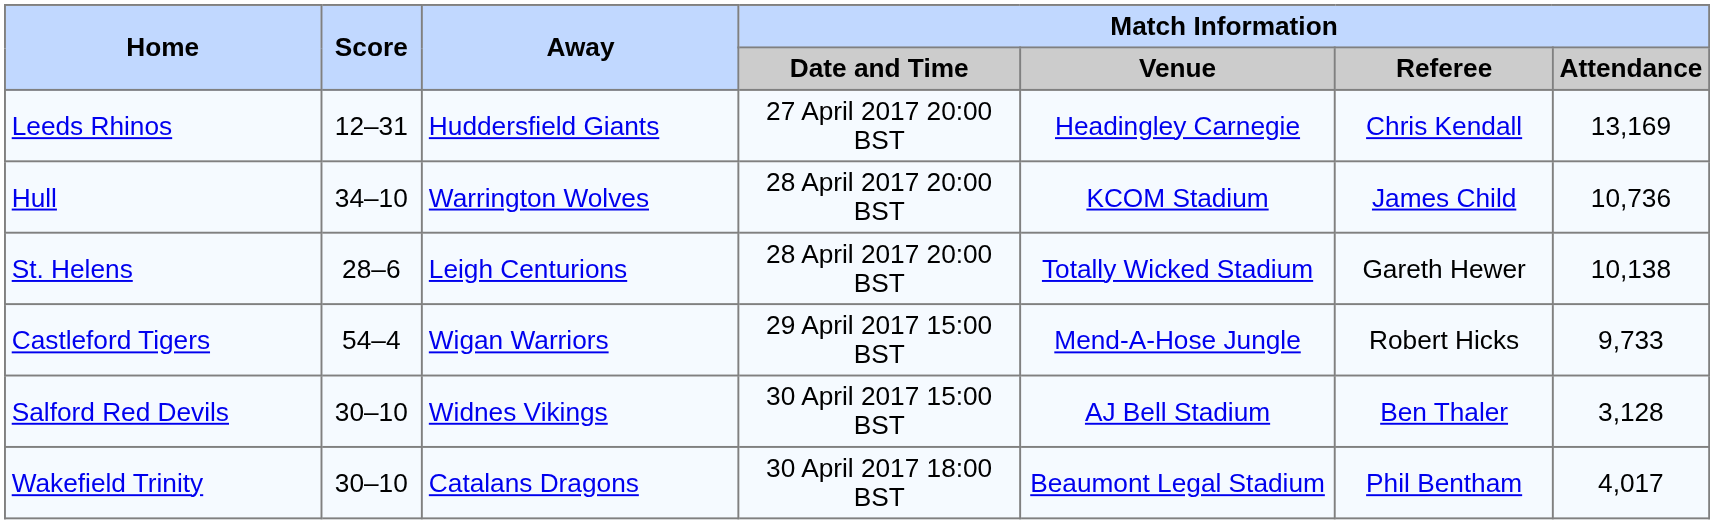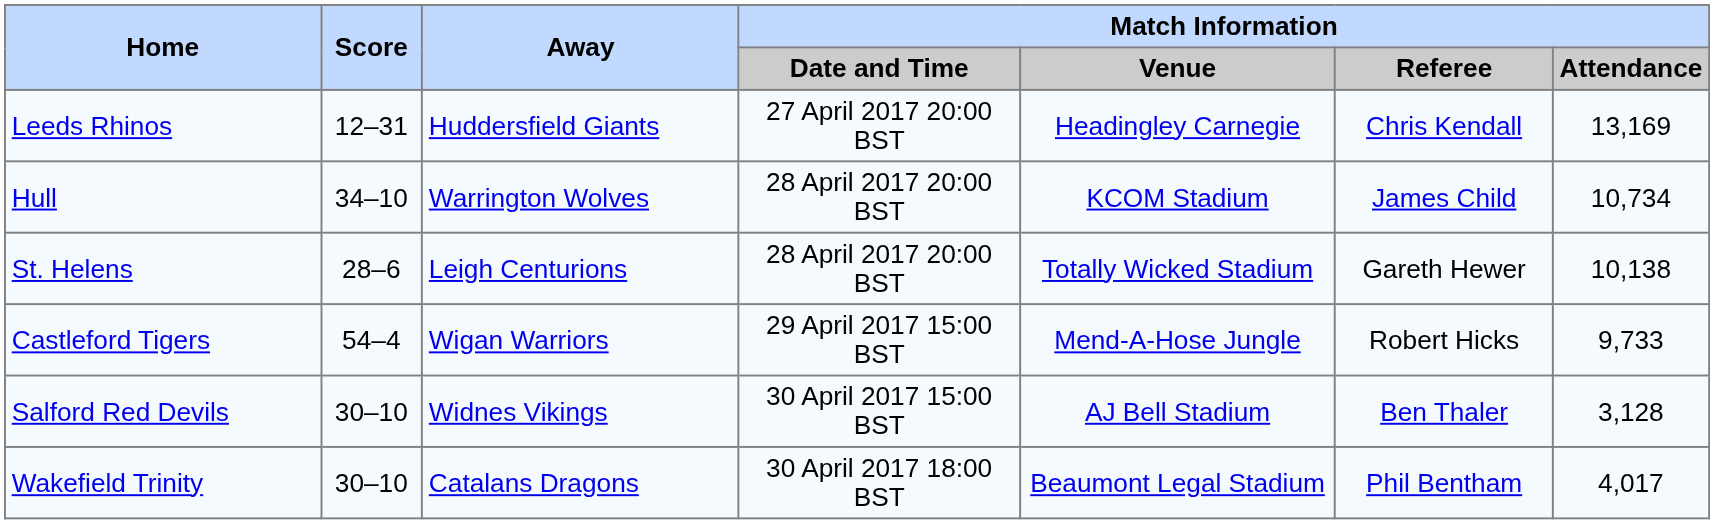(1631, 197) 10,736 -> (1631, 197) 10,734
